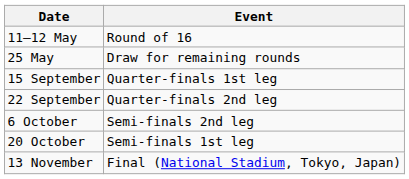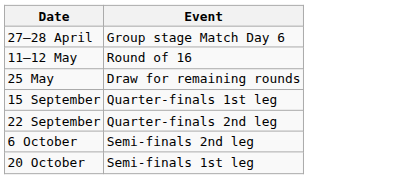+ row: (50, 37)
- row: (50, 163)
